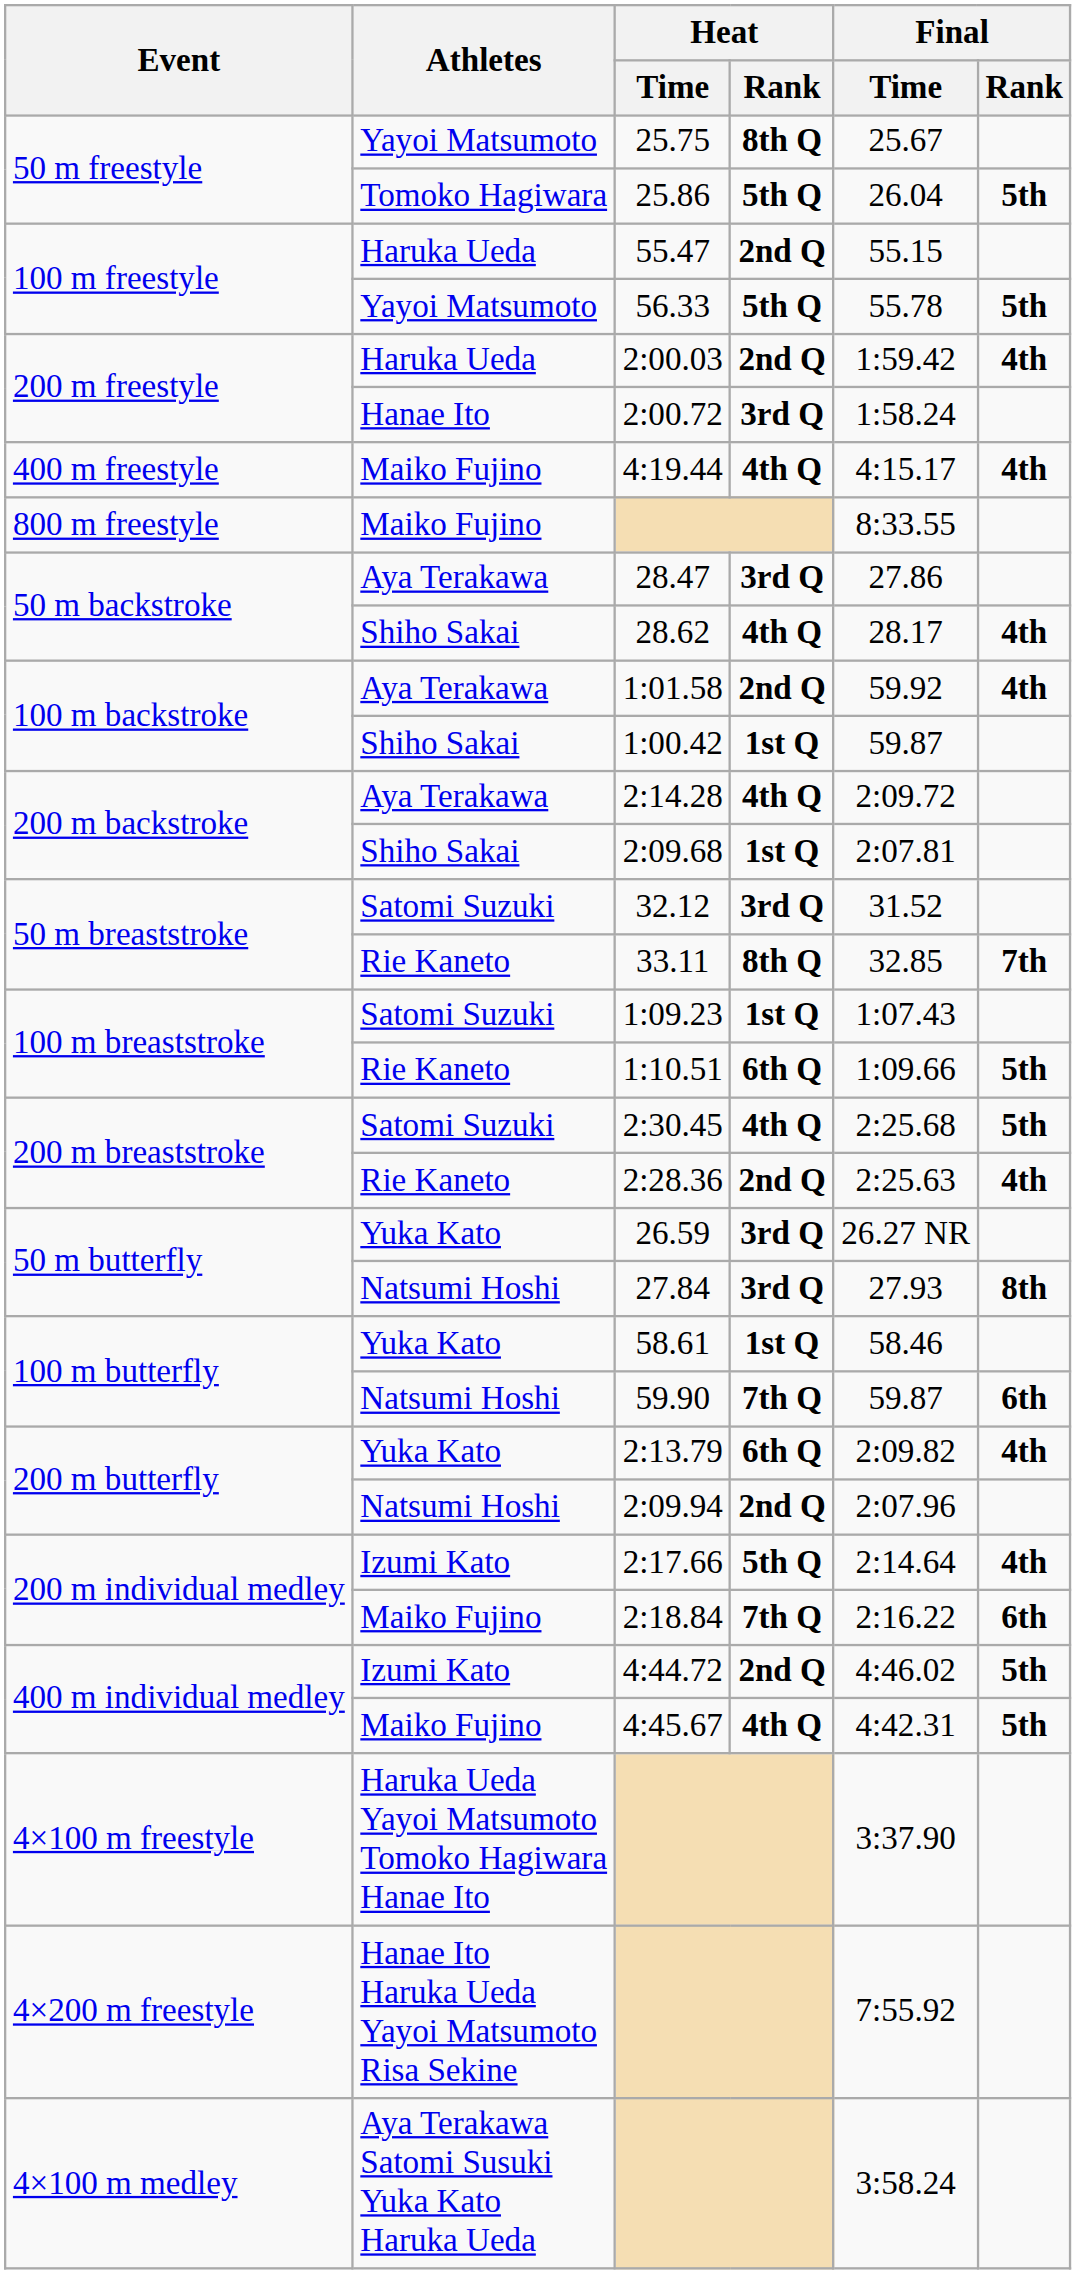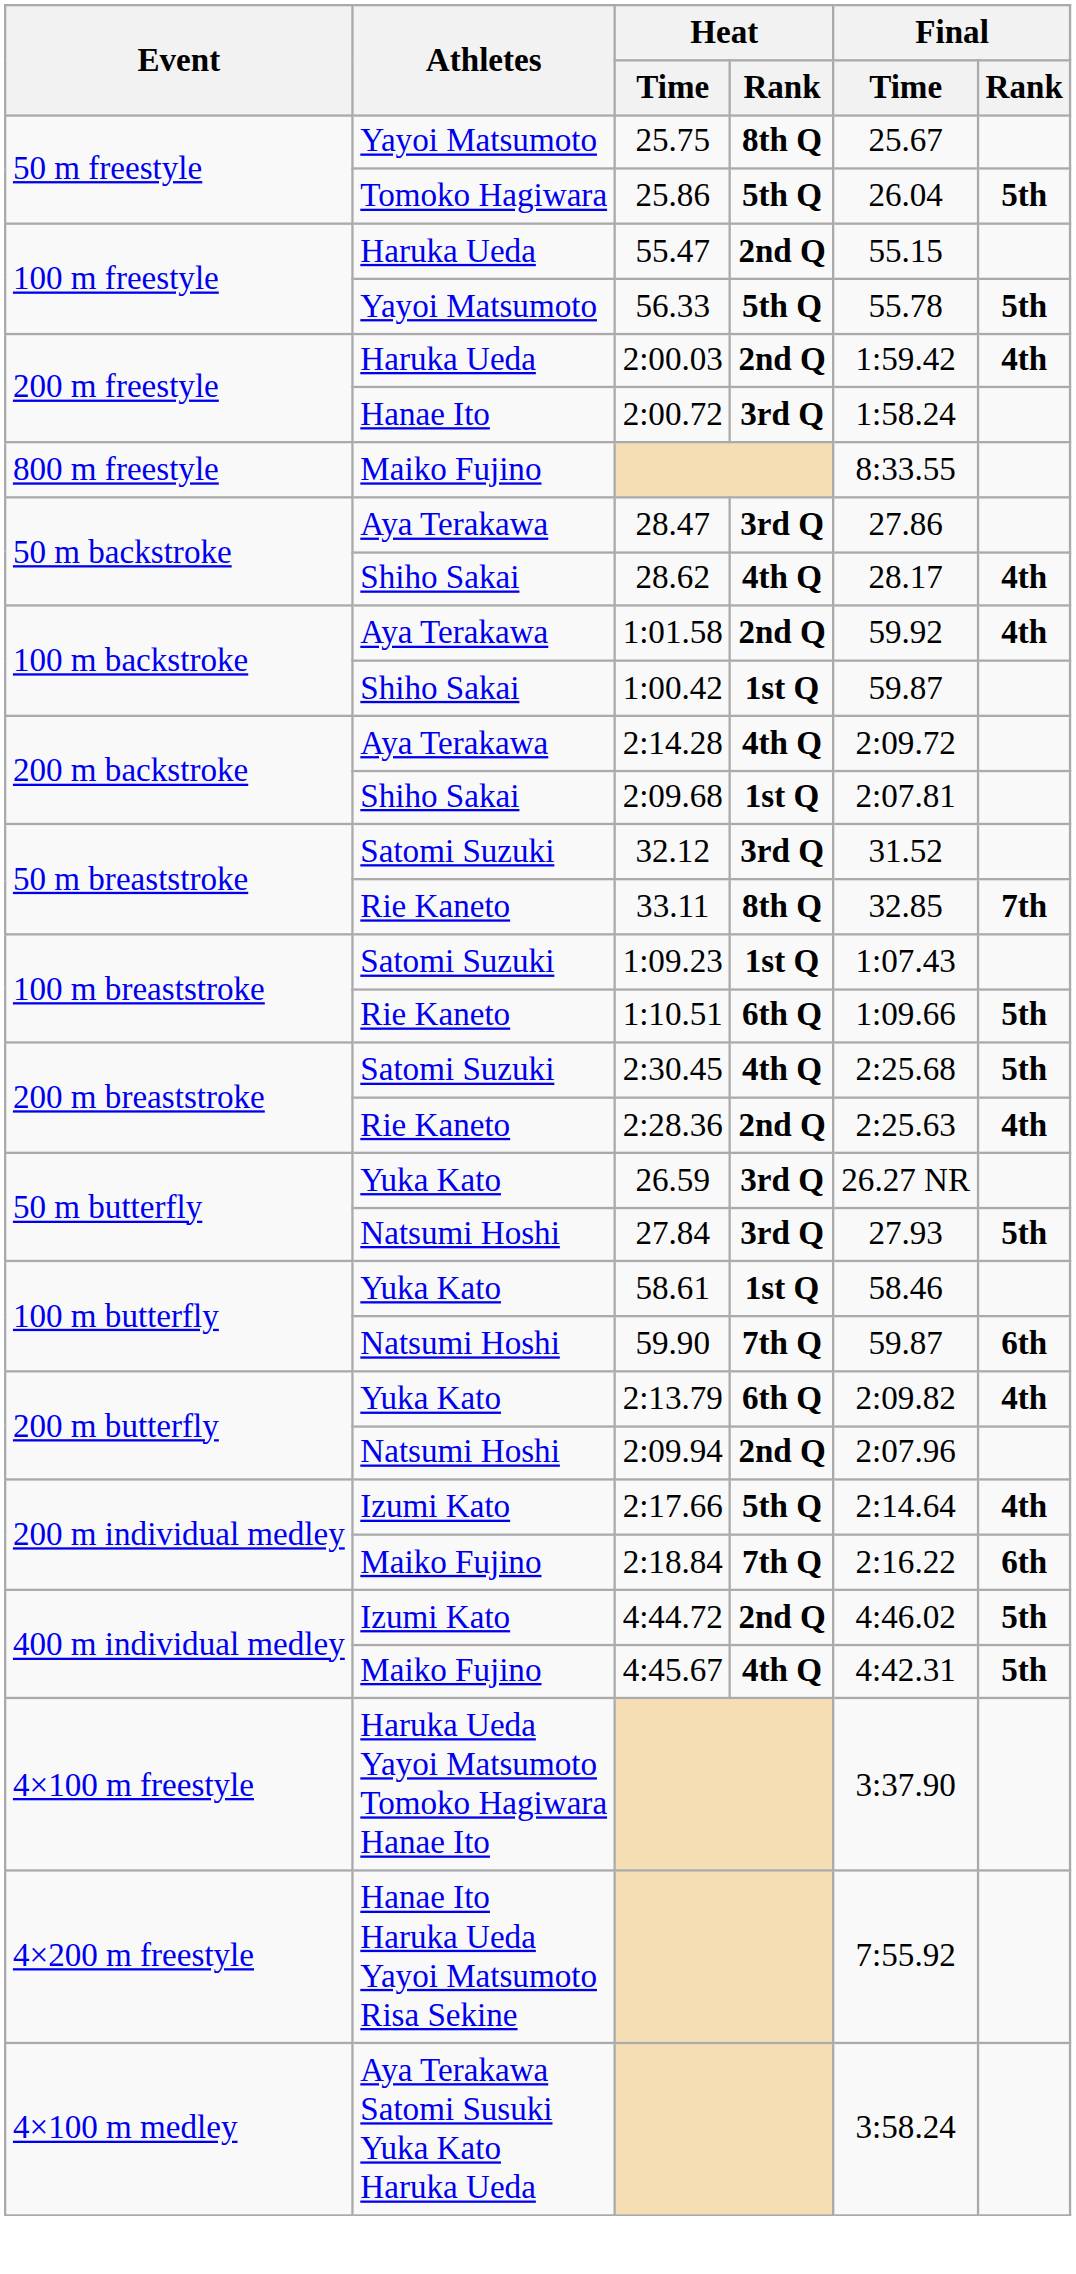- row: (116, 469)
(1024, 1288) 8th -> (1024, 1233) 5th
